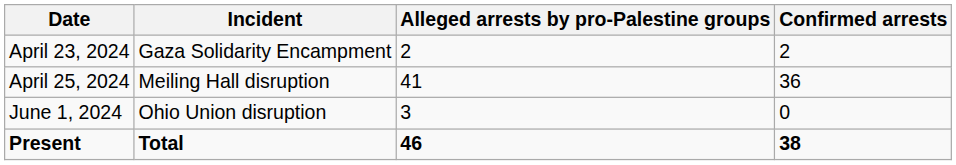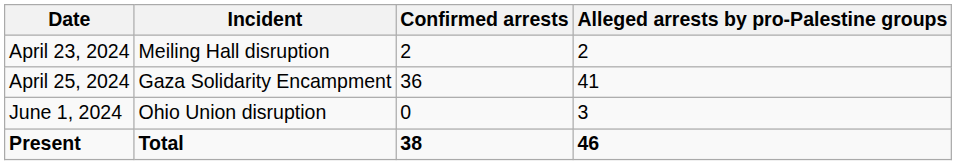columns swapped: (863, 19) <-> (585, 19)
(265, 50) Gaza Solidarity Encampment -> (234, 50) Meiling Hall disruption
(234, 81) Meiling Hall disruption -> (265, 81) Gaza Solidarity Encampment
